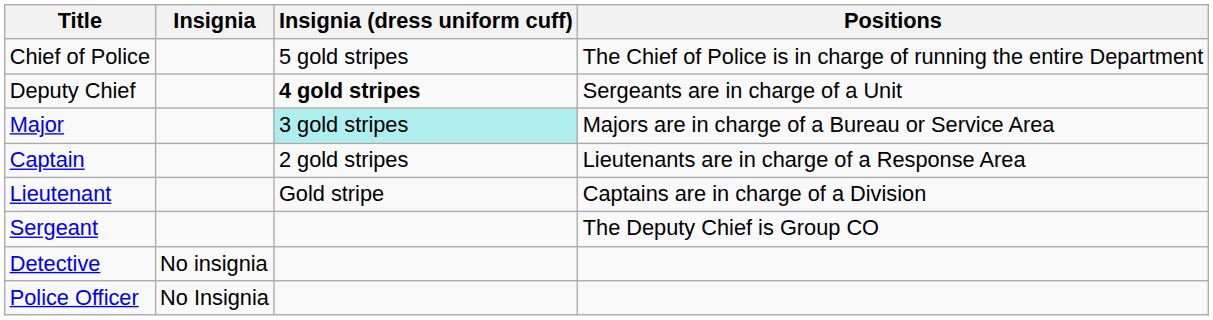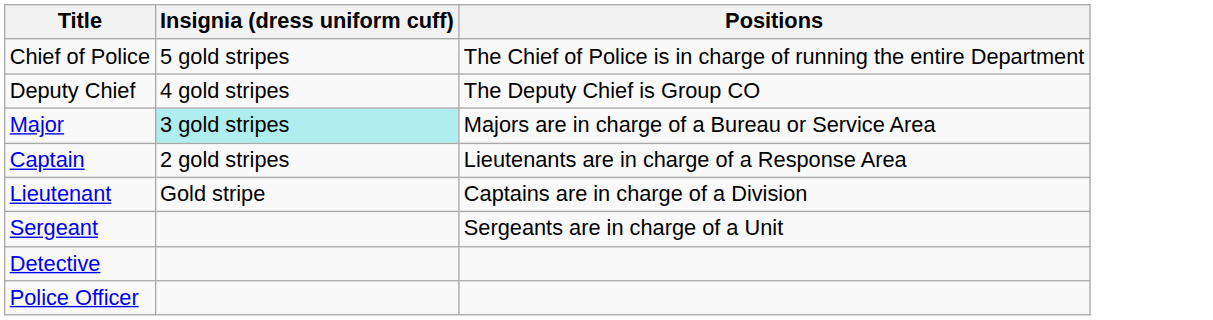- column: (214, 21)
(350, 90) bold -> (225, 90) normal
(742, 90) Sergeants are in charge of a Unit -> (612, 90) The Deputy Chief is Group CO
(731, 228) The Deputy Chief is Group CO -> (624, 228) Sergeants are in charge of a Unit
